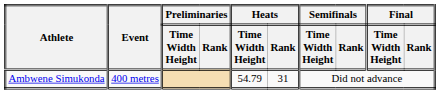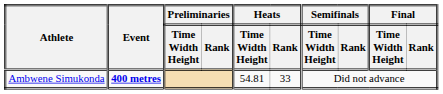(135, 79) normal -> (136, 79) bold
(250, 79) 54.79 -> (252, 79) 54.81
(283, 79) 31 -> (285, 79) 33
